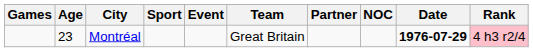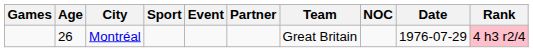columns swapped: (334, 15) <-> (267, 15)
(65, 36) 23 -> (65, 36) 26
(433, 36) bold -> (433, 36) normal
